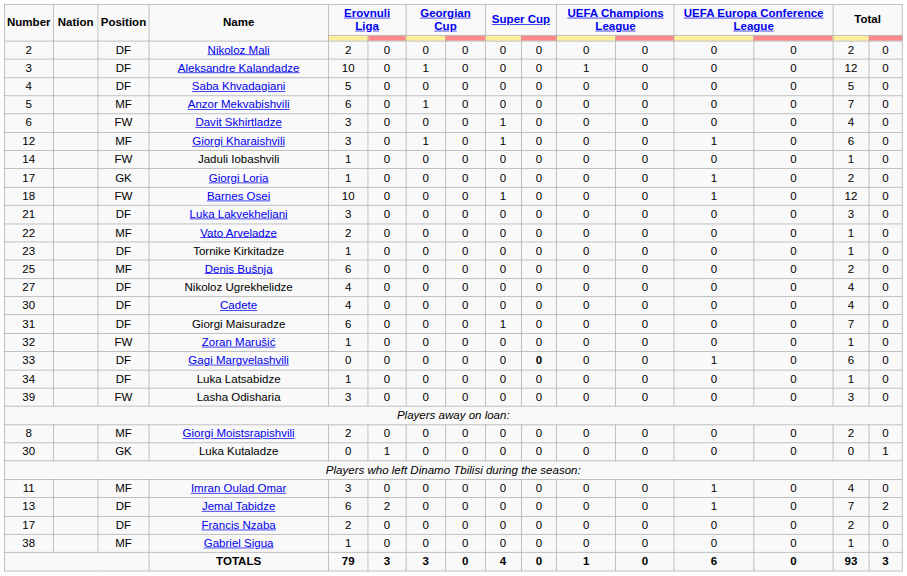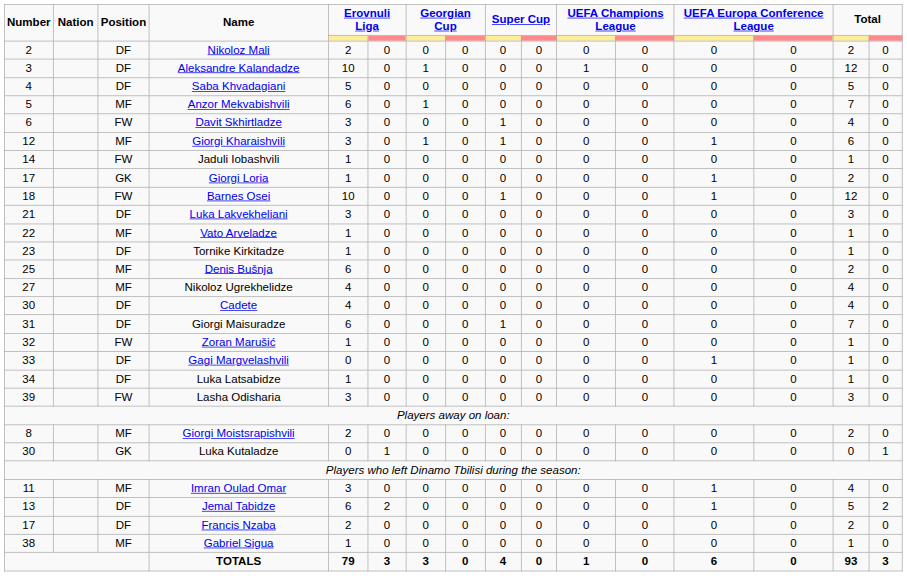(348, 232) 2 -> (348, 232) 1
(123, 287) DF -> (123, 287) MF
(539, 360) bold -> (539, 360) normal
(851, 360) 6 -> (851, 360) 1
(851, 506) 7 -> (851, 506) 5
